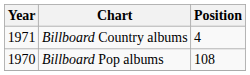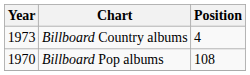(22, 37) 1971 -> (22, 37) 1973
